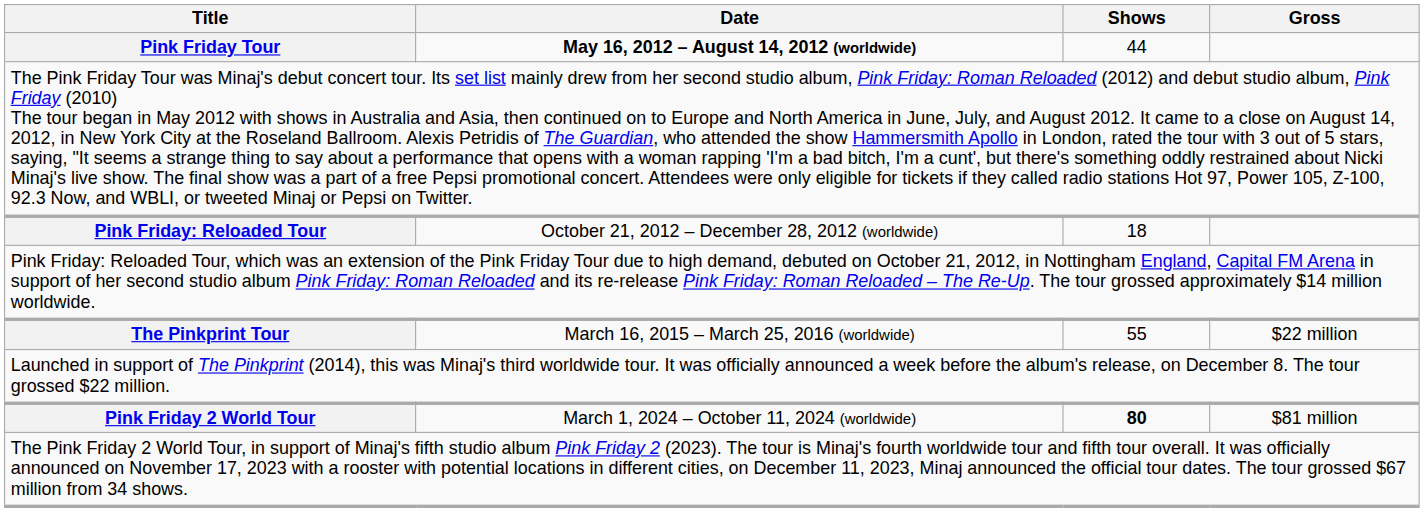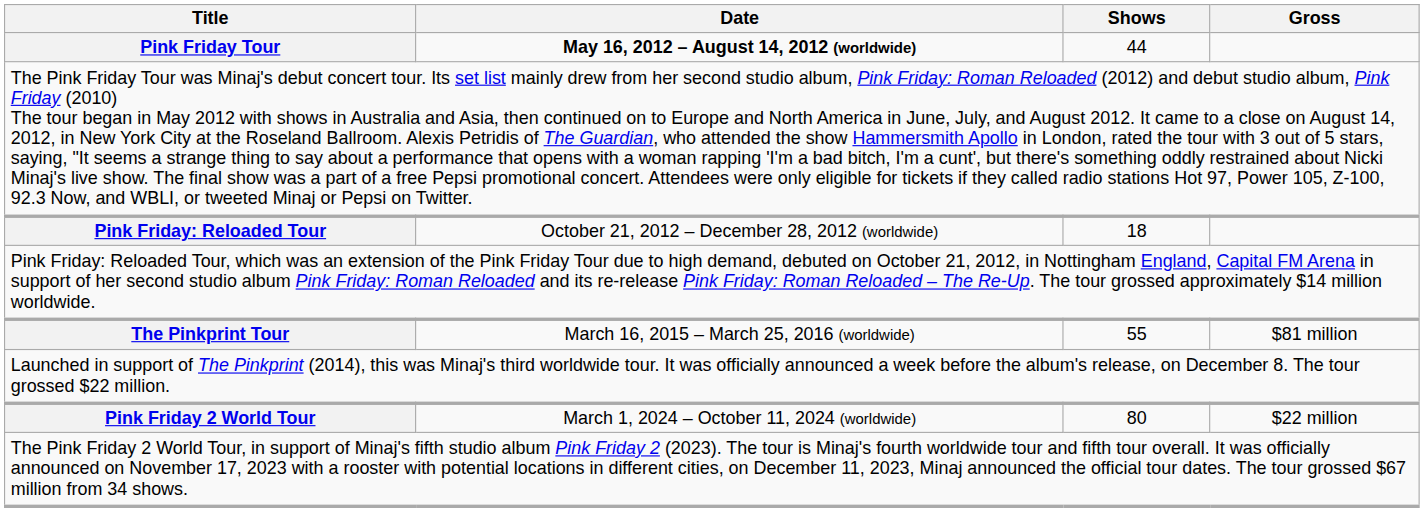(1315, 334) $22 million -> (1315, 334) $81 million
(1137, 417) bold -> (1137, 417) normal
(1315, 417) $81 million -> (1315, 417) $22 million
